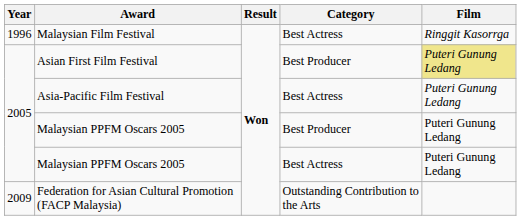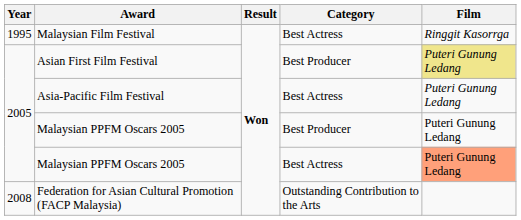(19, 34) 1996 -> (19, 34) 1995
(460, 164) no background -> (460, 164) lightsalmon background
(19, 198) 2009 -> (19, 198) 2008
